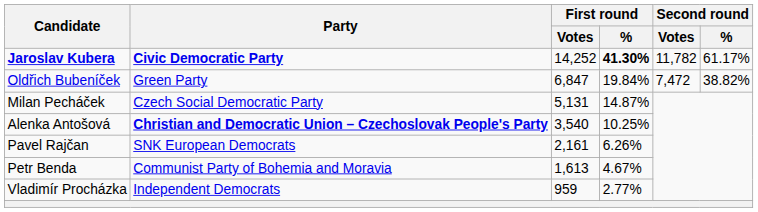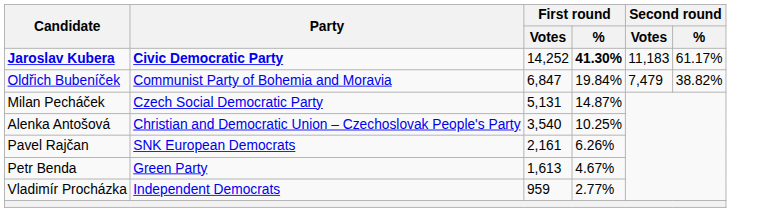(676, 59) 11,782 -> (649, 59) 11,183
(170, 80) Green Party -> (262, 80) Communist Party of Bohemia and Moravia
(673, 80) 7,472 -> (646, 80) 7,479
(341, 124) bold -> (327, 124) normal
(262, 168) Communist Party of Bohemia and Moravia -> (170, 168) Green Party
